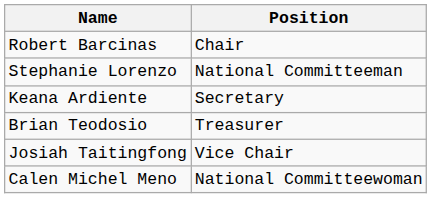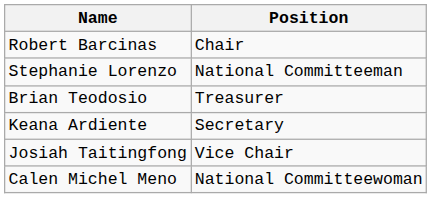rows swapped: (78, 99) <-> (78, 126)
